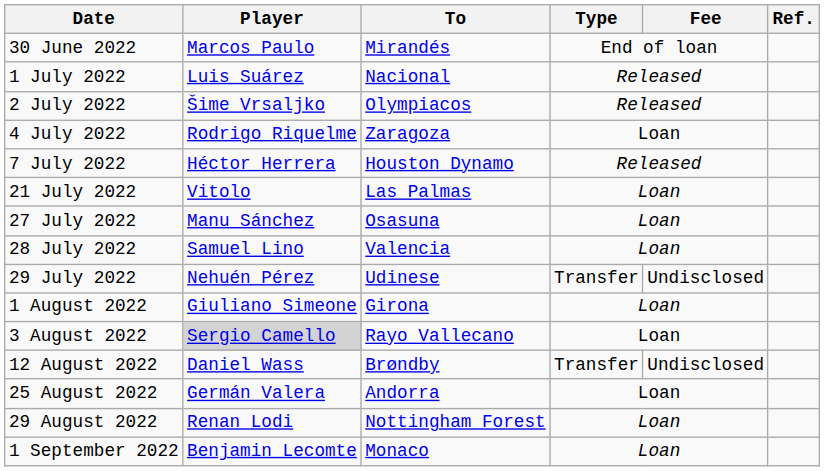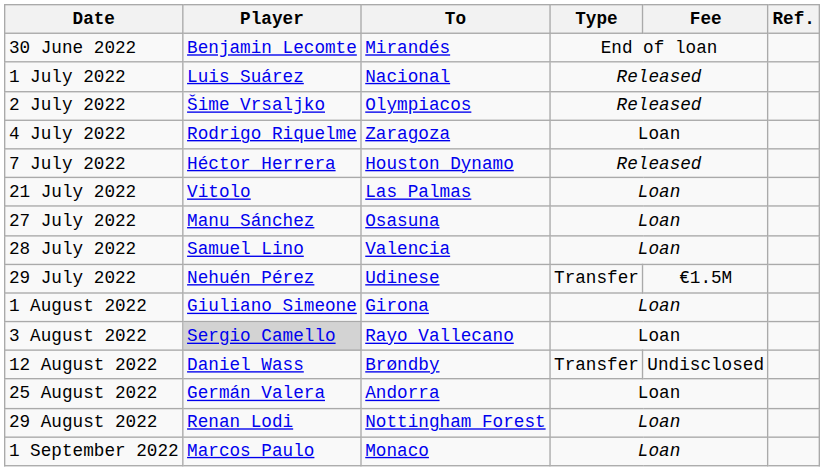(251, 48) Marcos Paulo -> (272, 48) Benjamin Lecomte
(706, 278) Undisclosed -> (706, 278) €1.5M
(272, 451) Benjamin Lecomte -> (251, 451) Marcos Paulo
